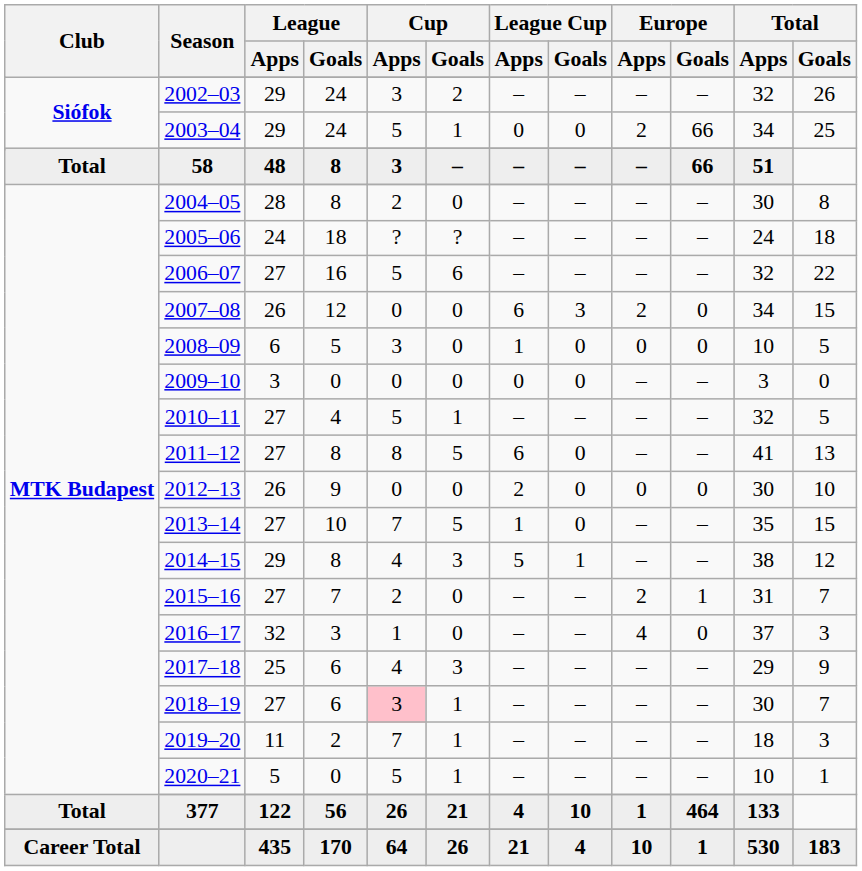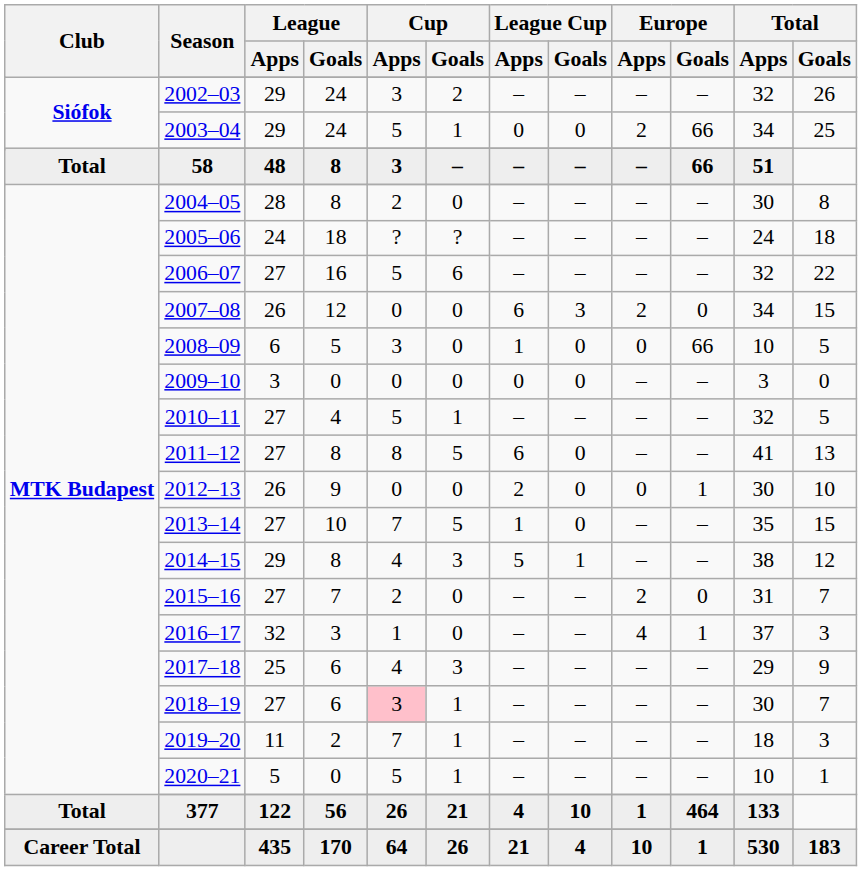(702, 345) 0 -> (702, 345) 66
(702, 489) 0 -> (702, 489) 1
(702, 596) 1 -> (702, 596) 0
(702, 632) 0 -> (702, 632) 1
